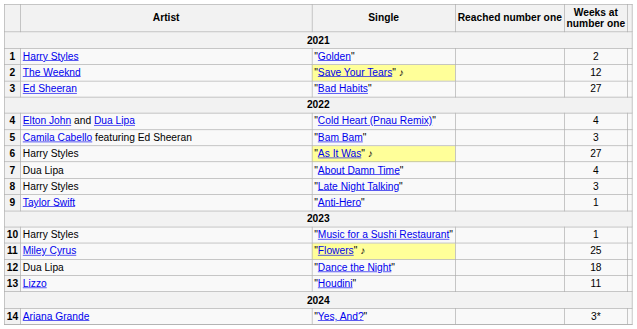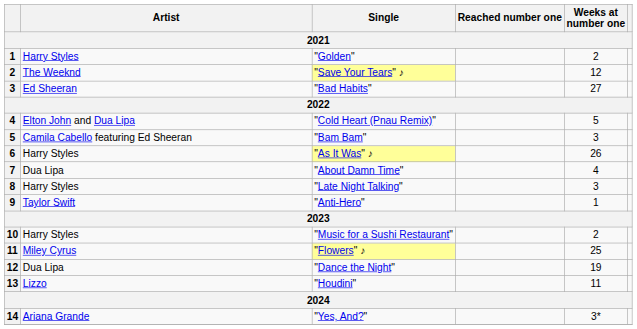(596, 121) 4 -> (596, 121) 5
(596, 154) 27 -> (596, 154) 26
(596, 235) 1 -> (596, 235) 2
(596, 267) 18 -> (596, 267) 19
